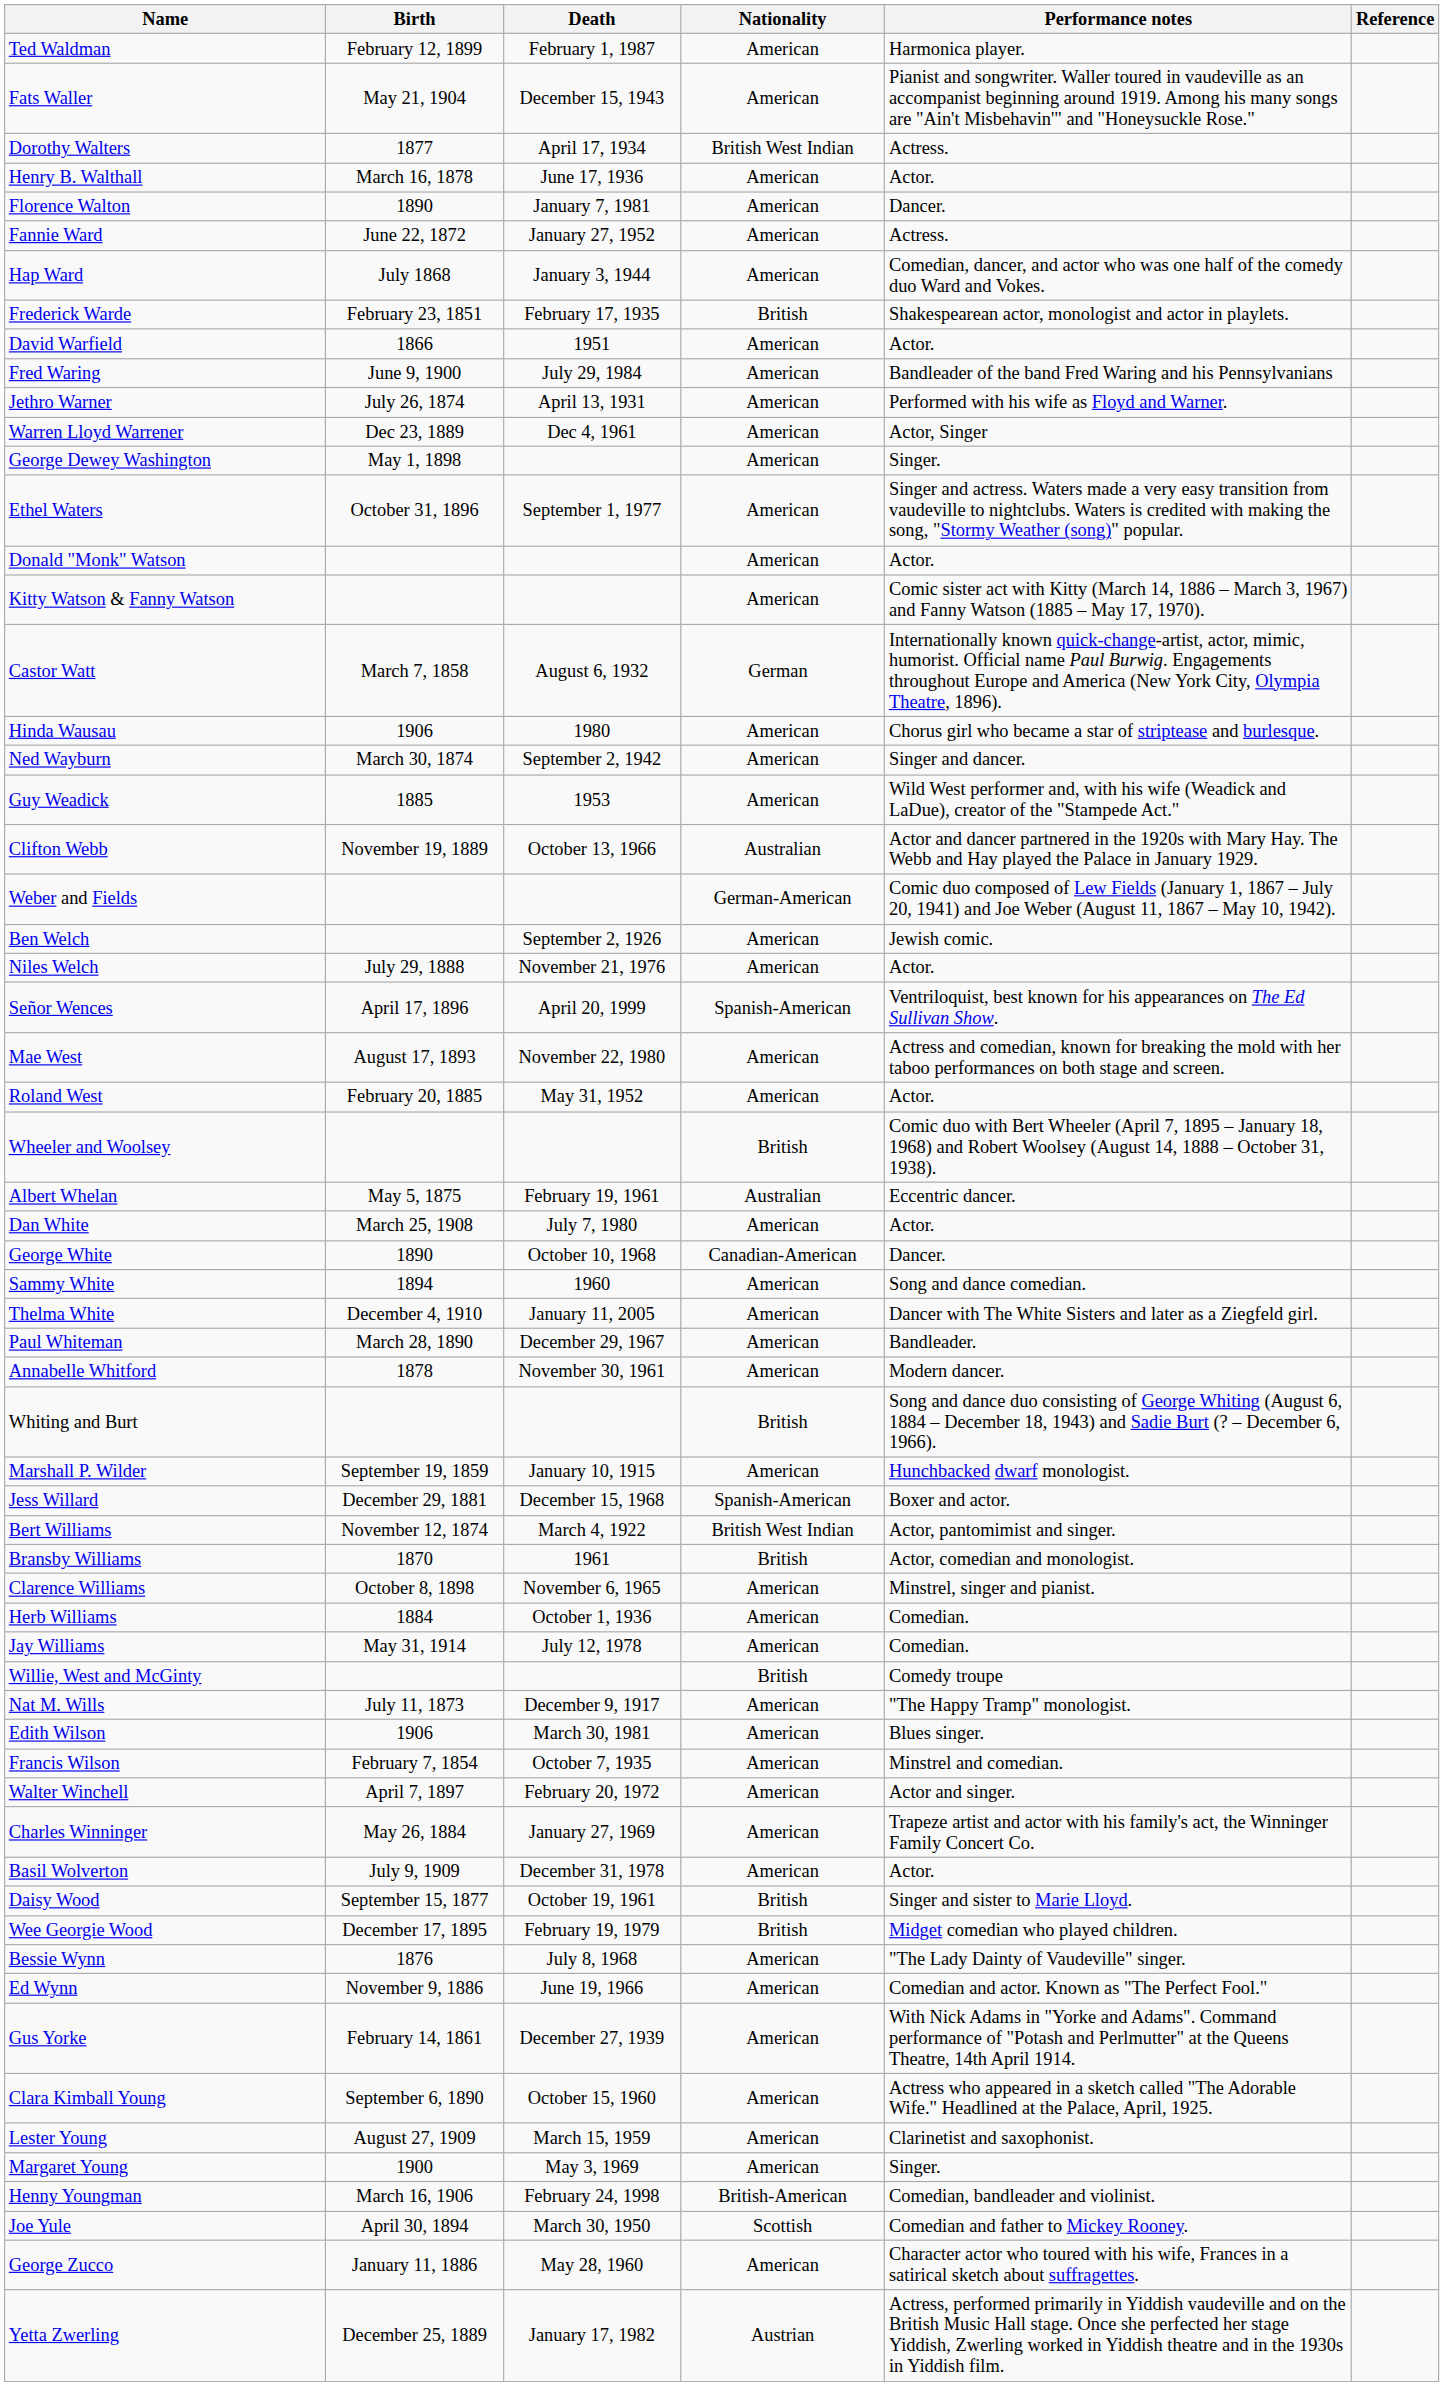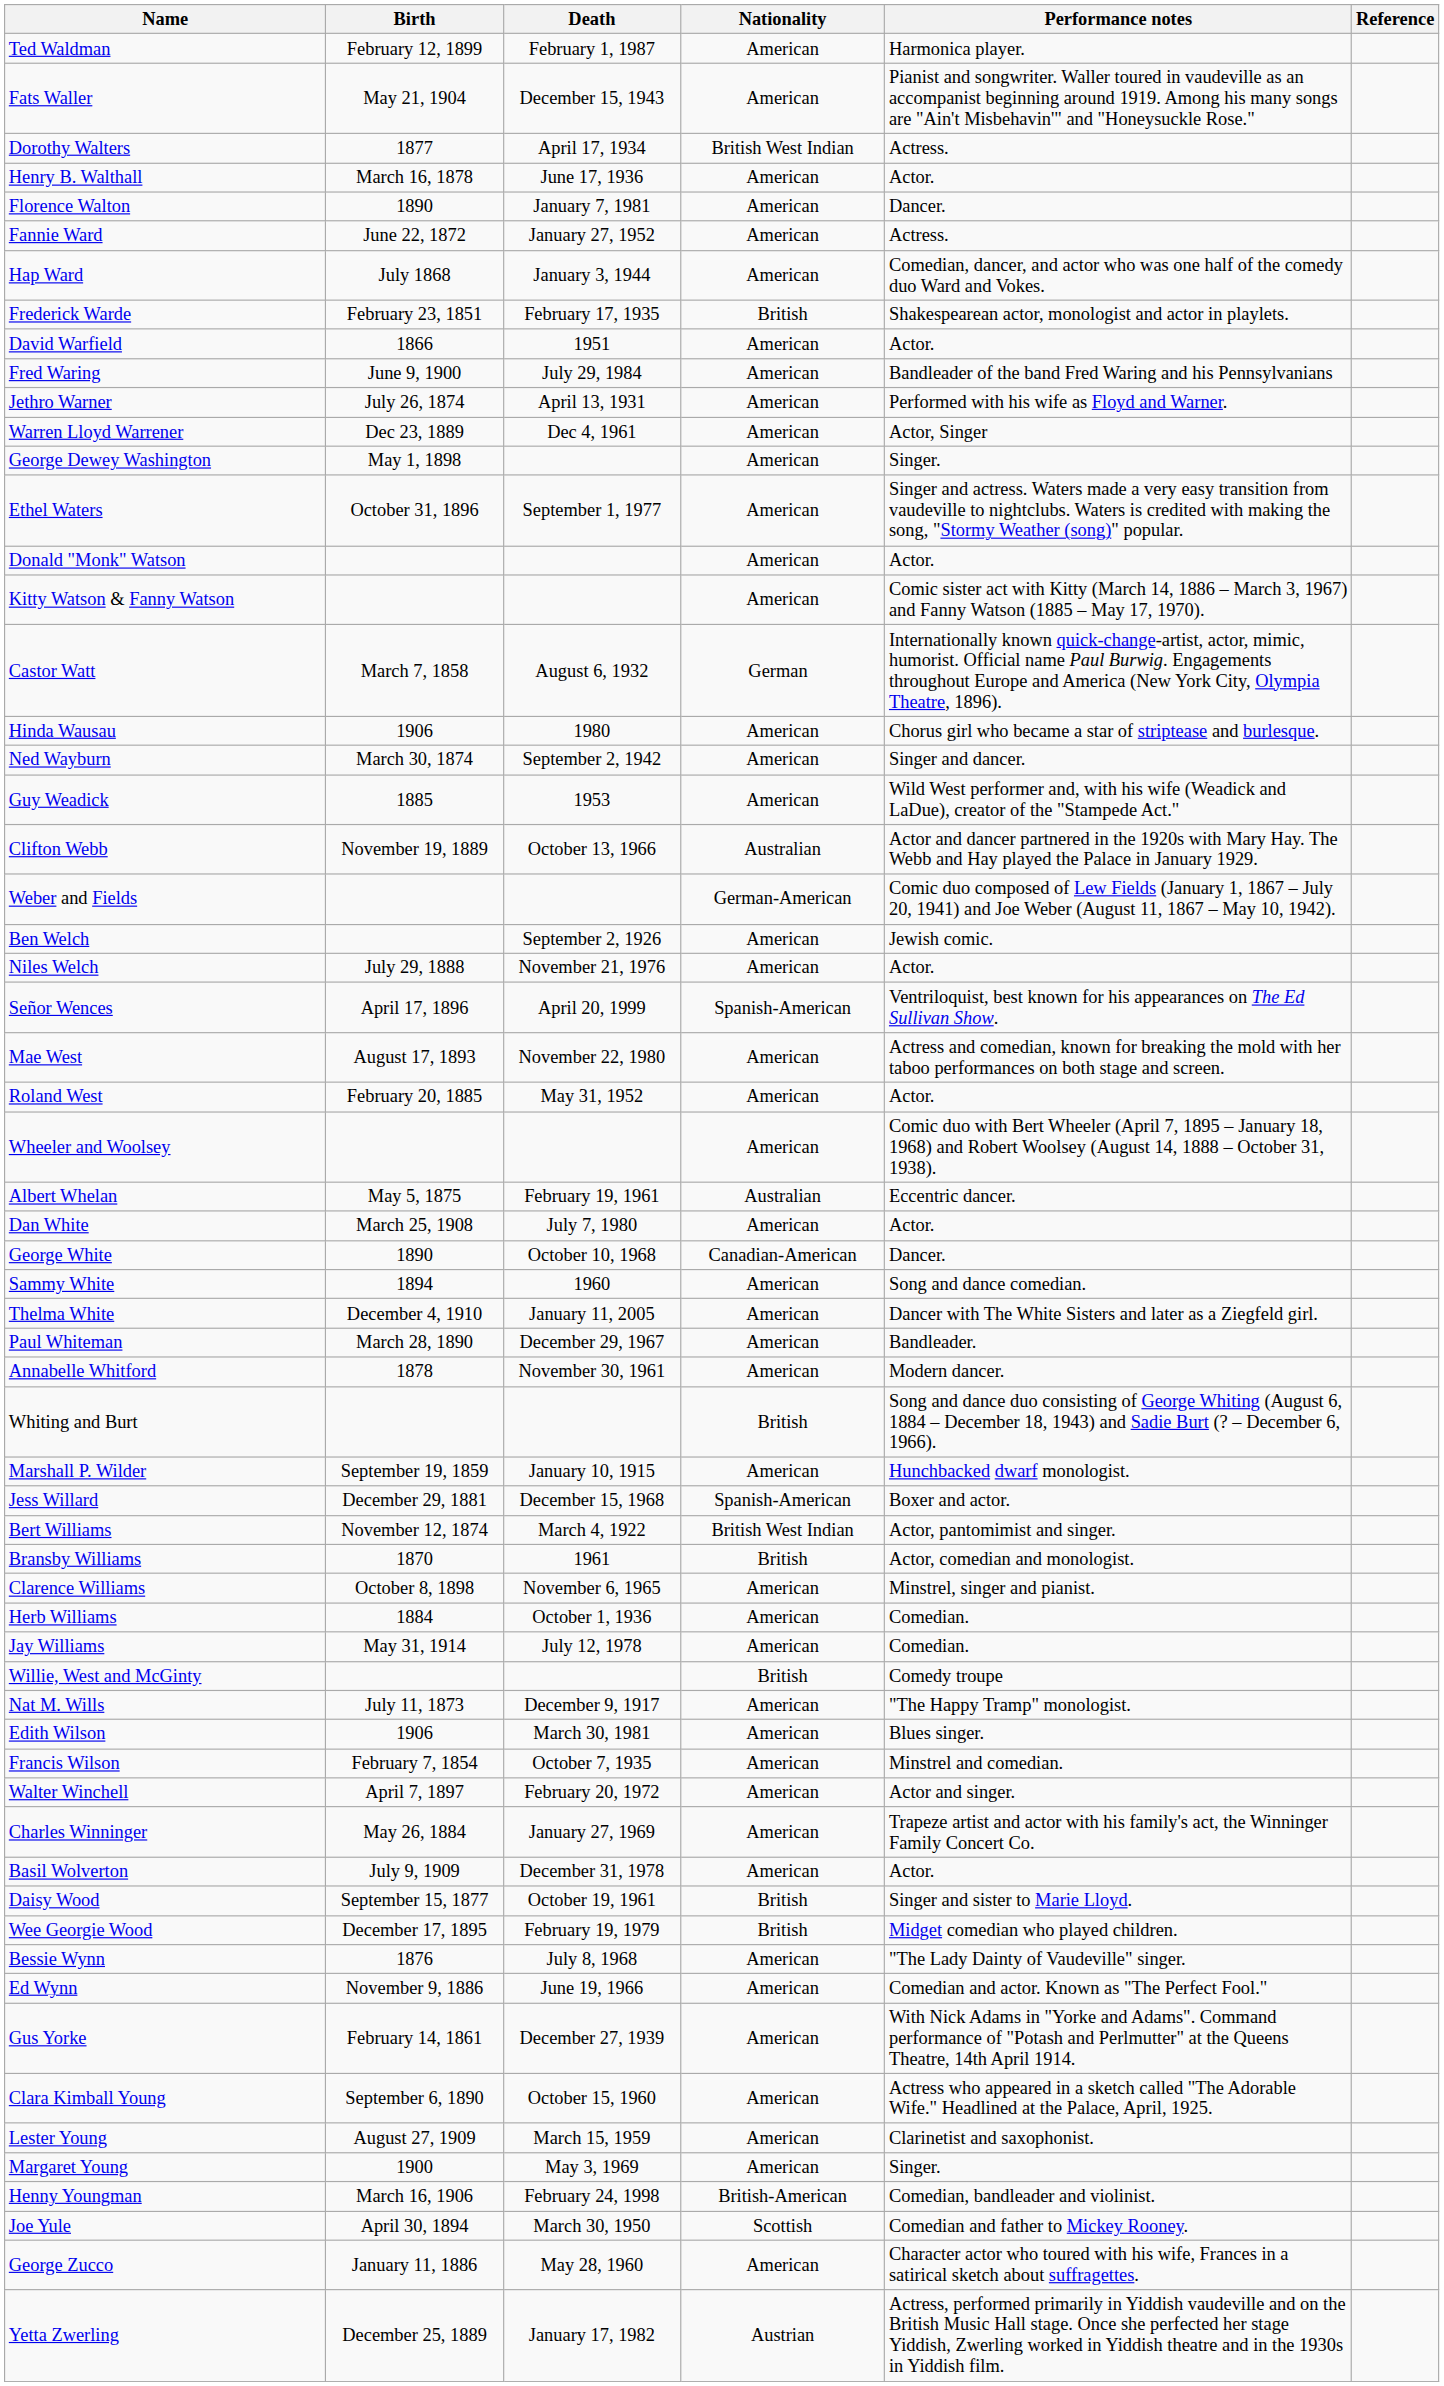(783, 1146) British -> (783, 1146) American
